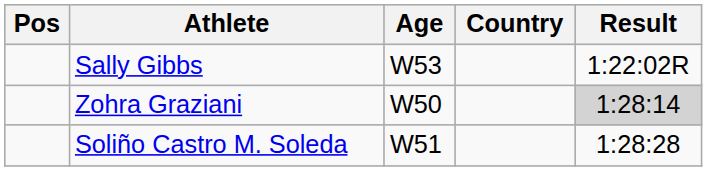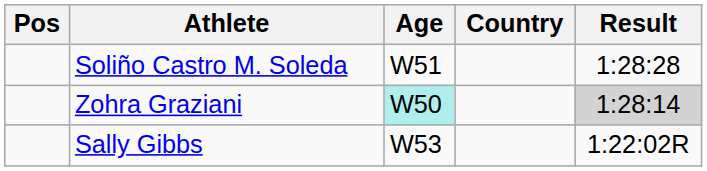rows swapped: (139, 64) <-> (211, 144)
(416, 104) no background -> (416, 104) paleturquoise background
